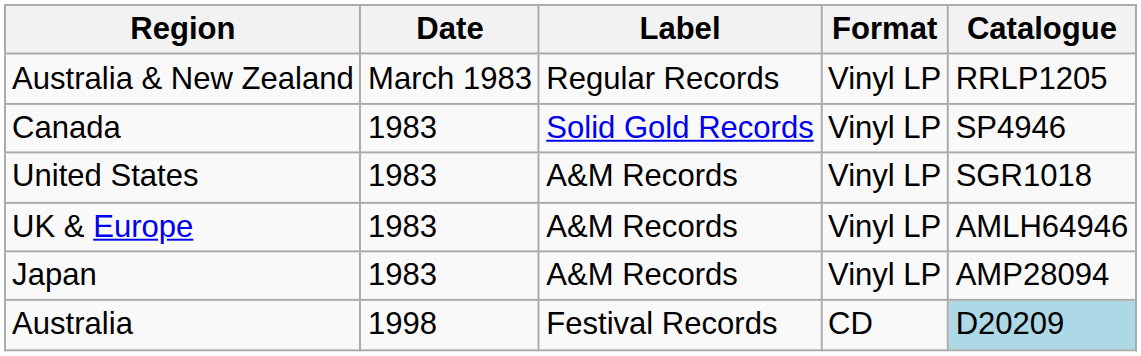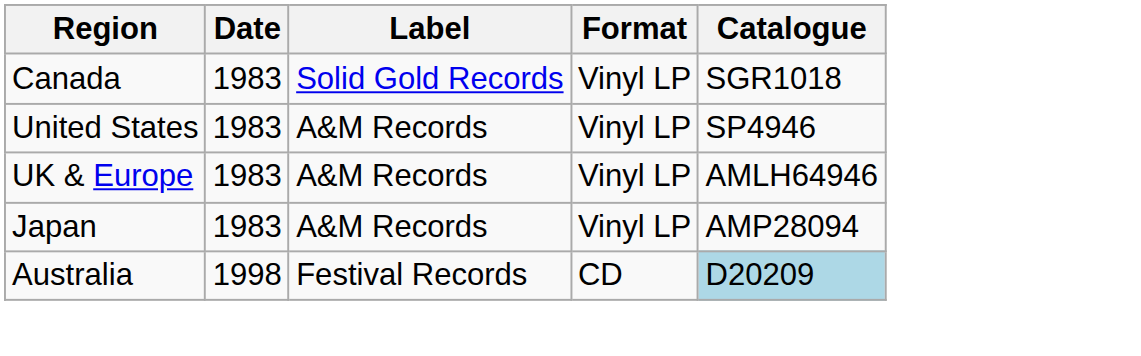- row: (183, 78)
(1011, 127) SP4946 -> (774, 78) SGR1018
(1024, 176) SGR1018 -> (761, 127) SP4946
